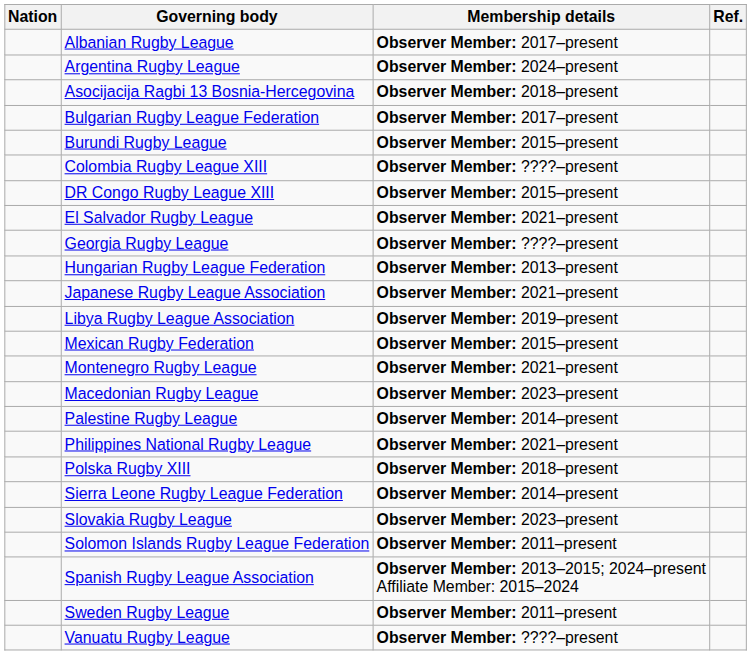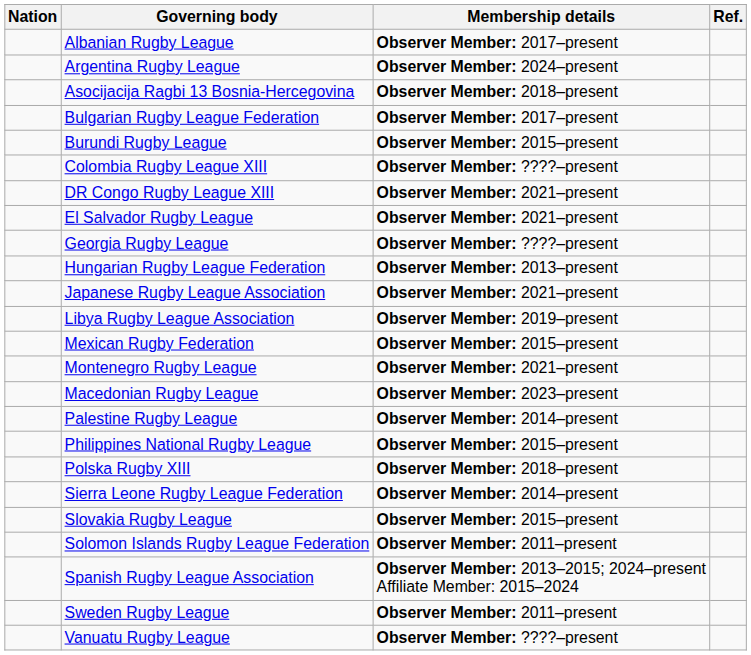(497, 192) Observer Member: 2015–present -> (497, 192) Observer Member: 2021–present
(497, 444) Observer Member: 2021–present -> (497, 444) Observer Member: 2015–present
(497, 519) Observer Member: 2023–present -> (497, 519) Observer Member: 2015–present
